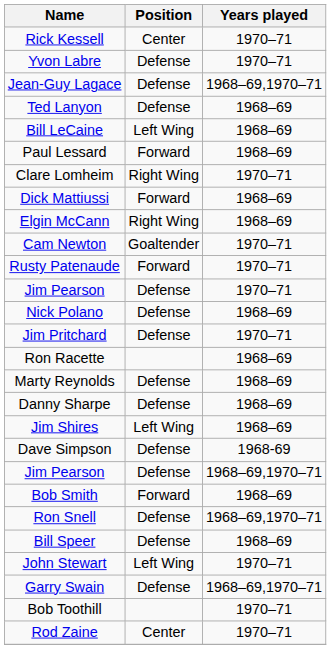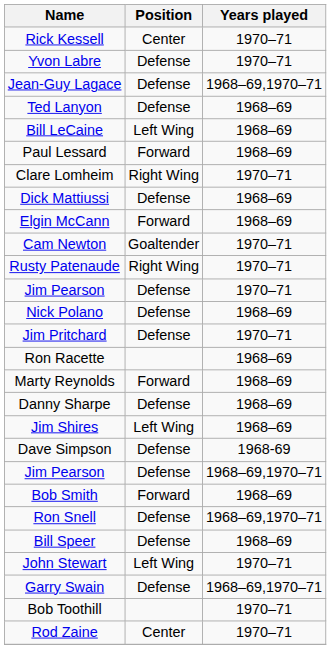(164, 198) Forward -> (164, 198) Defense
(164, 221) Right Wing -> (164, 221) Forward
(164, 267) Forward -> (164, 267) Right Wing
(164, 381) Defense -> (164, 381) Forward
